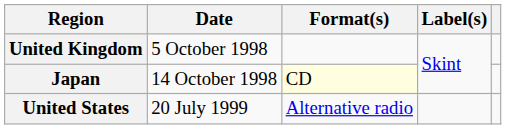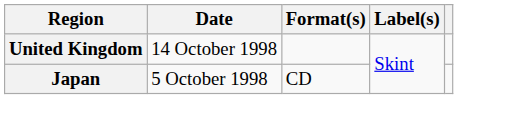(209, 49) 5 October 1998 -> (214, 49) 14 October 1998
(214, 78) 14 October 1998 -> (209, 78) 5 October 1998
(299, 78) lightyellow background -> (299, 78) no background
- row: (76, 108)
